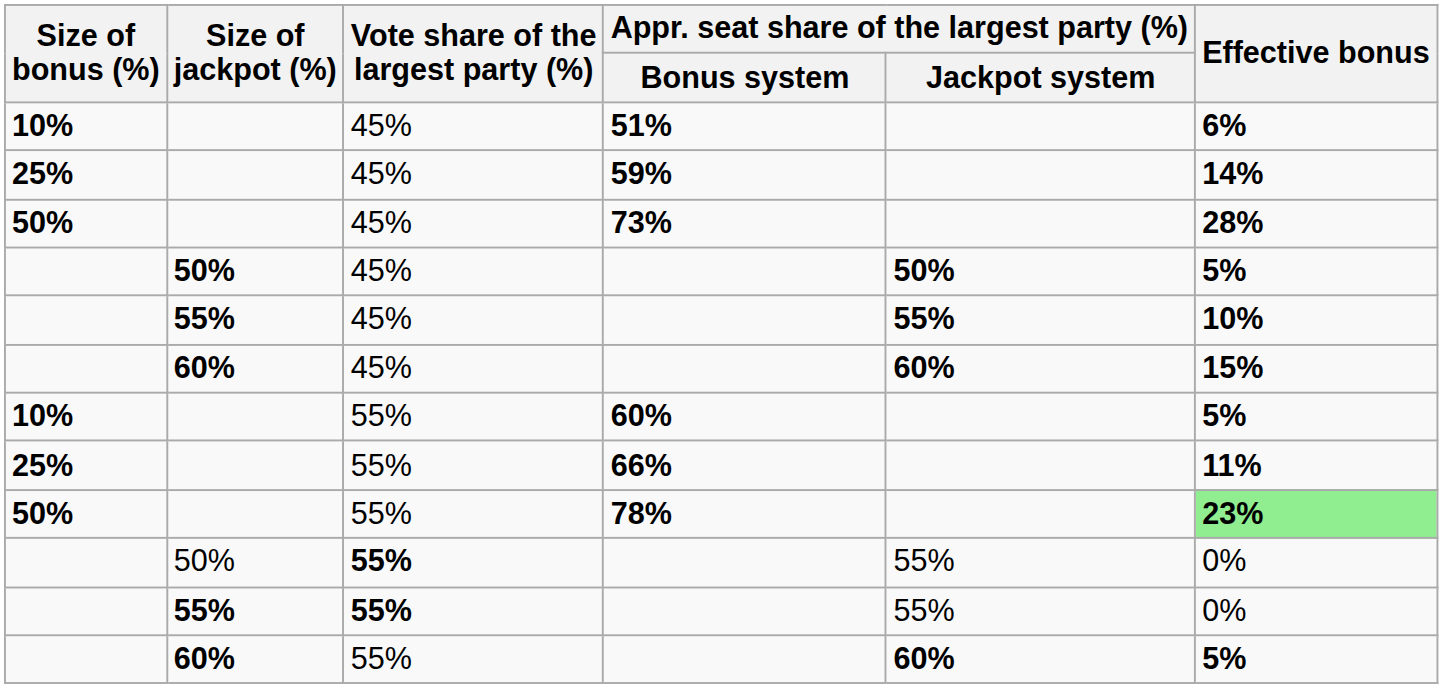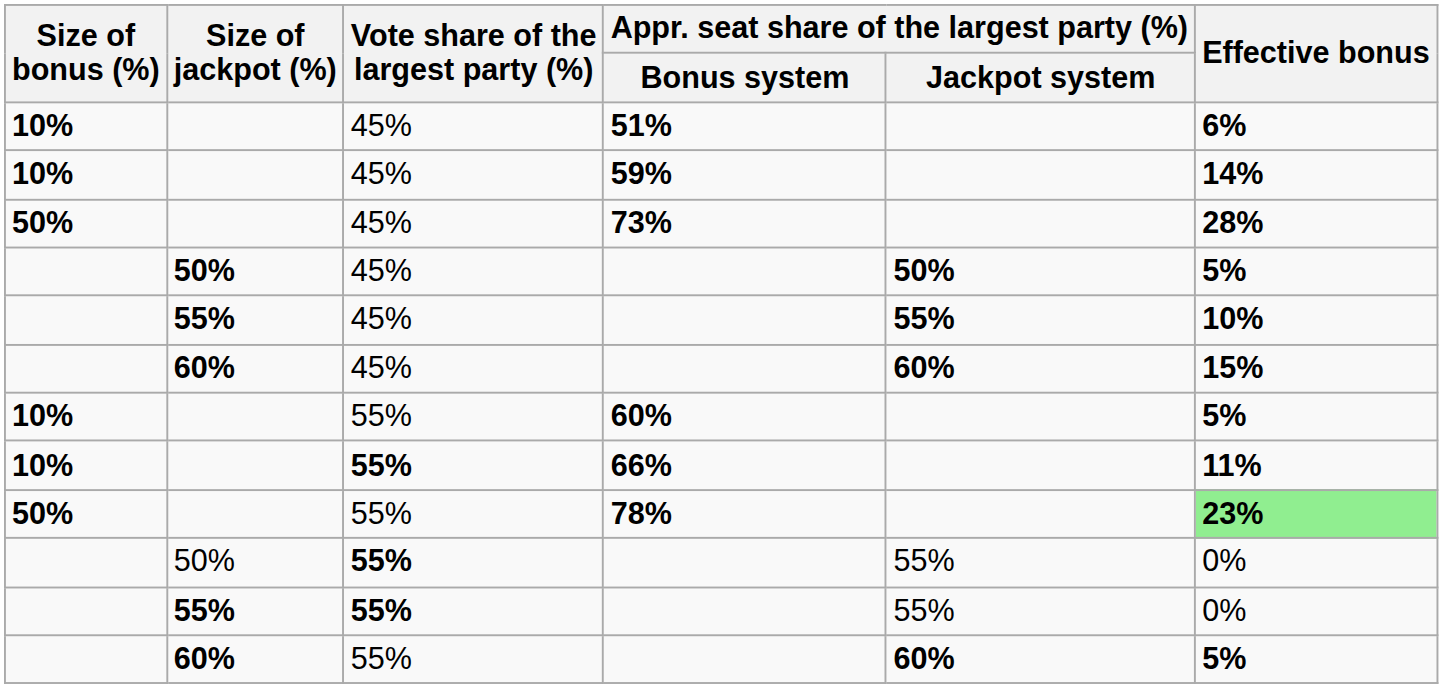(43, 174) 25% -> (43, 174) 10%
(43, 464) 25% -> (43, 464) 10%
(381, 464) normal -> (381, 464) bold
